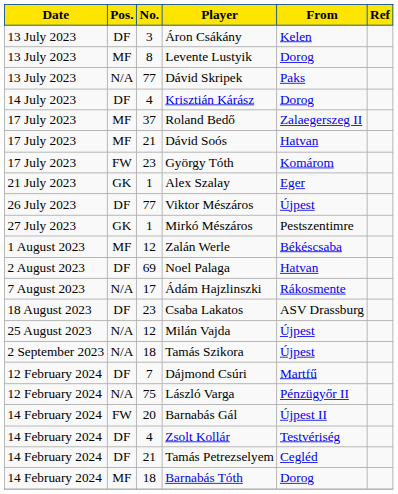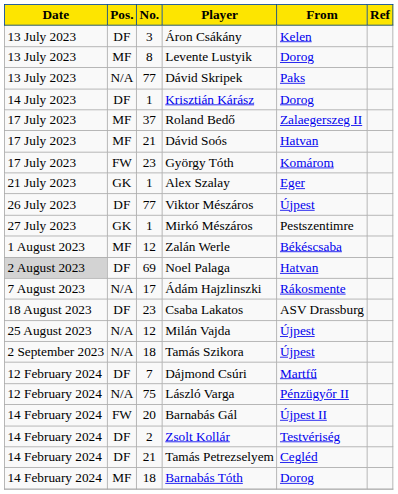(149, 99) 4 -> (149, 99) 1
(46, 267) no background -> (46, 267) lightgrey background
(149, 436) 4 -> (149, 436) 2
